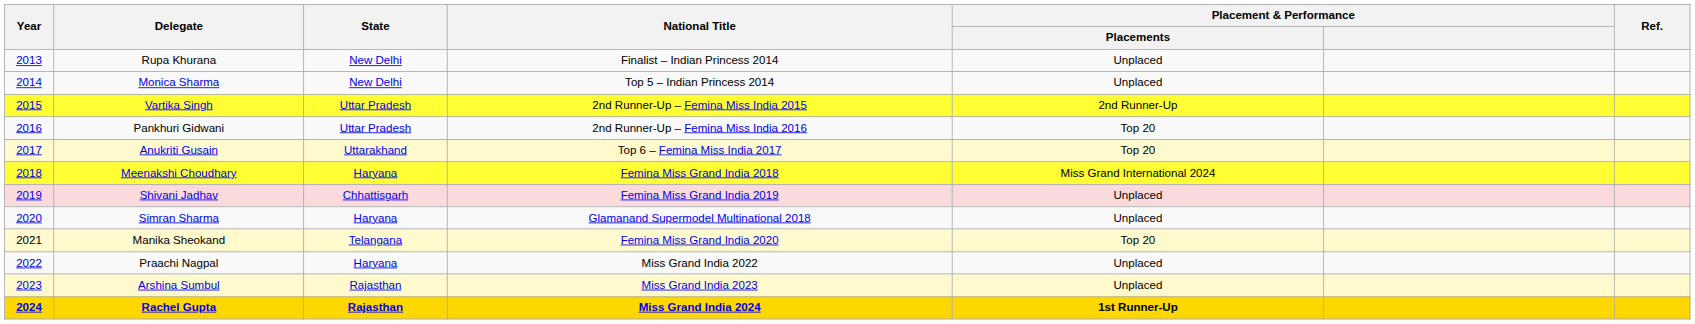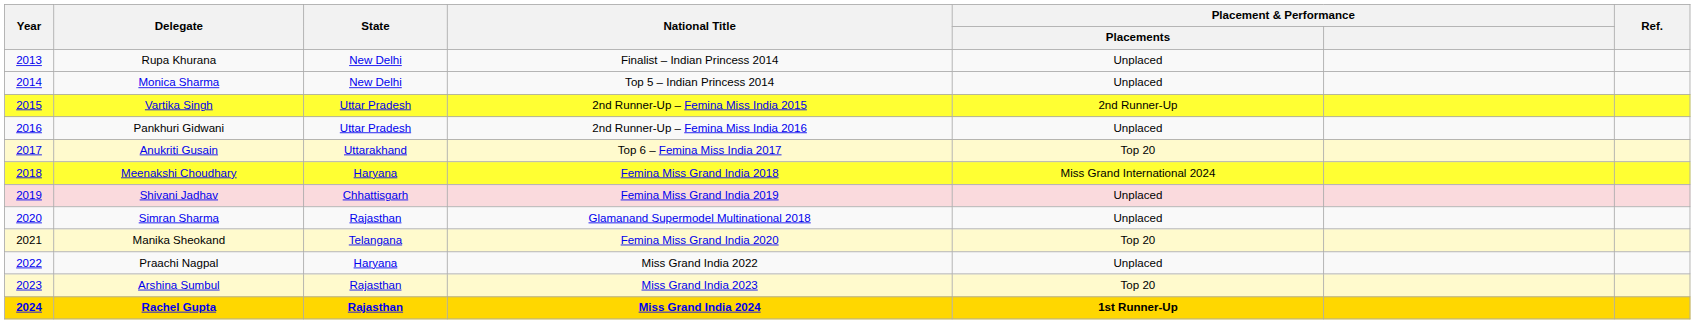(1138, 127) Top 20 -> (1138, 127) Unplaced
(375, 217) Haryana -> (375, 217) Rajasthan
(1138, 284) Unplaced -> (1138, 284) Top 20
